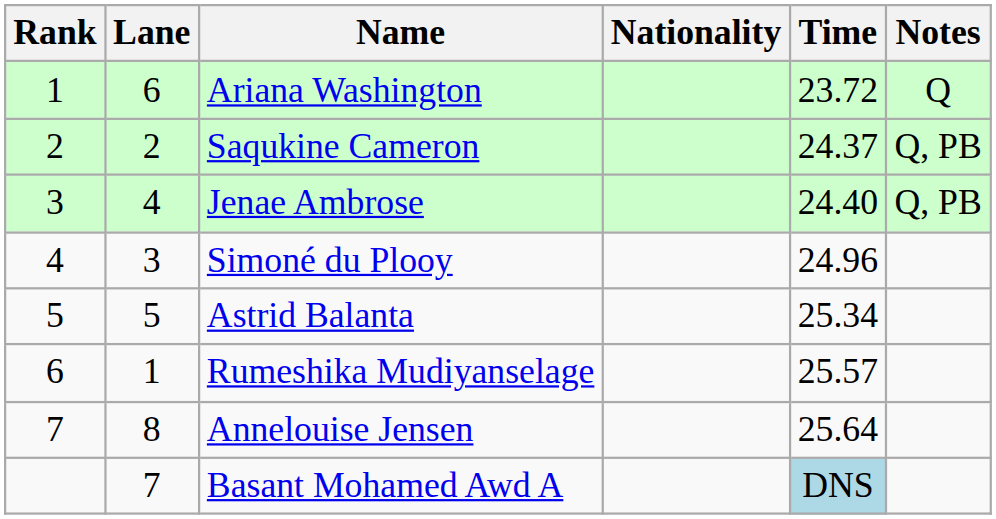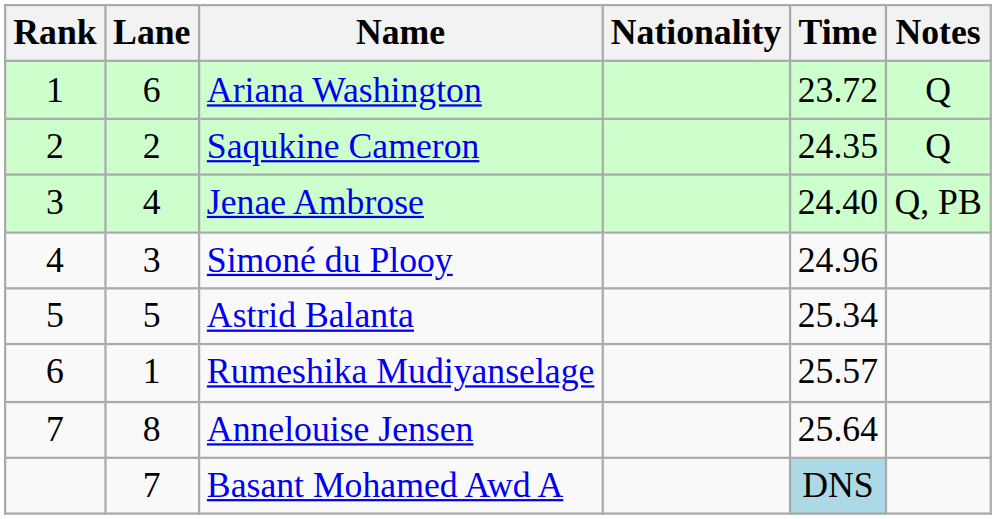(838, 145) 24.37 -> (838, 145) 24.35
(938, 145) Q, PB -> (938, 145) Q
